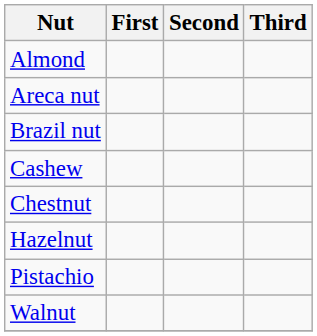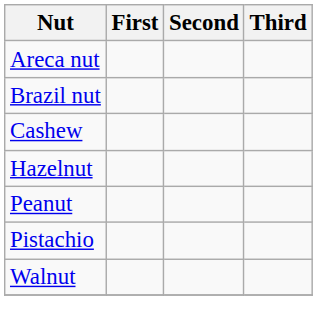- row: (47, 58)
- row: (51, 204)
+ row: (41, 204)
